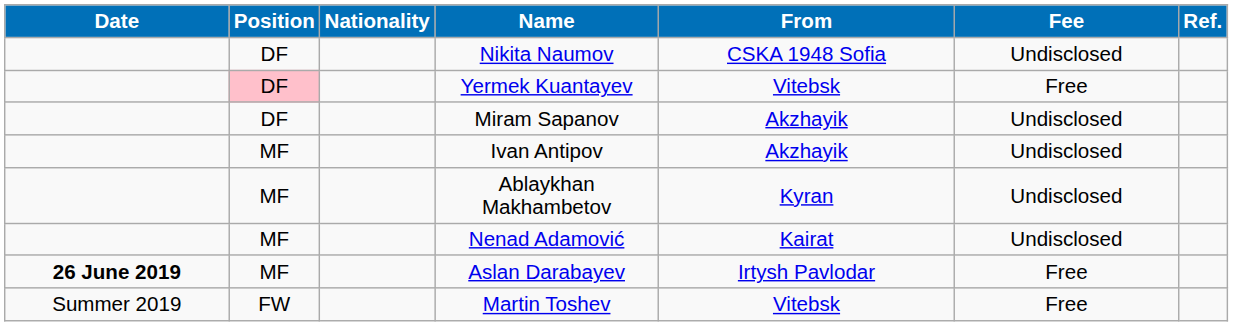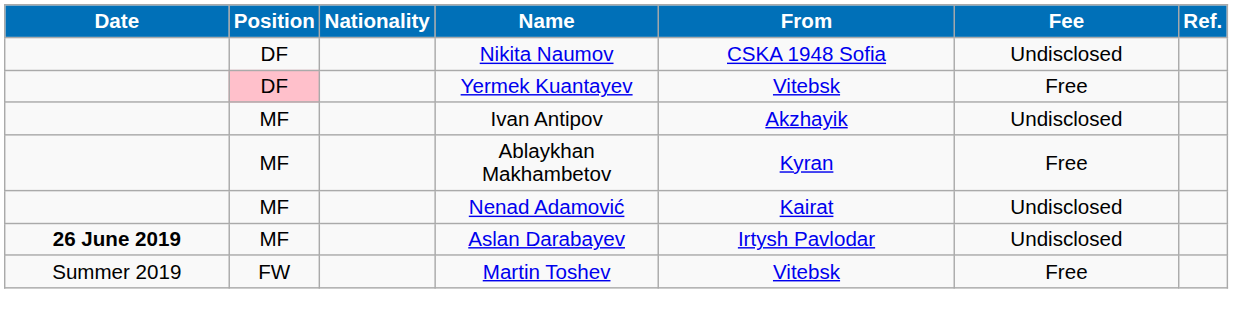- row: (547, 119)
(1066, 195) Undisclosed -> (1066, 163) Free
(1066, 272) Free -> (1066, 239) Undisclosed
